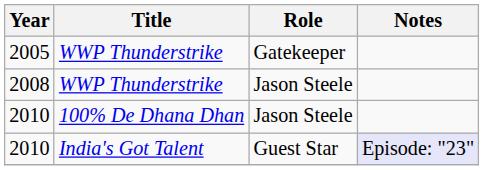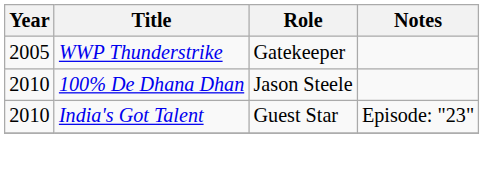- row: (29, 84)
(418, 148) lavender background -> (418, 116) no background
